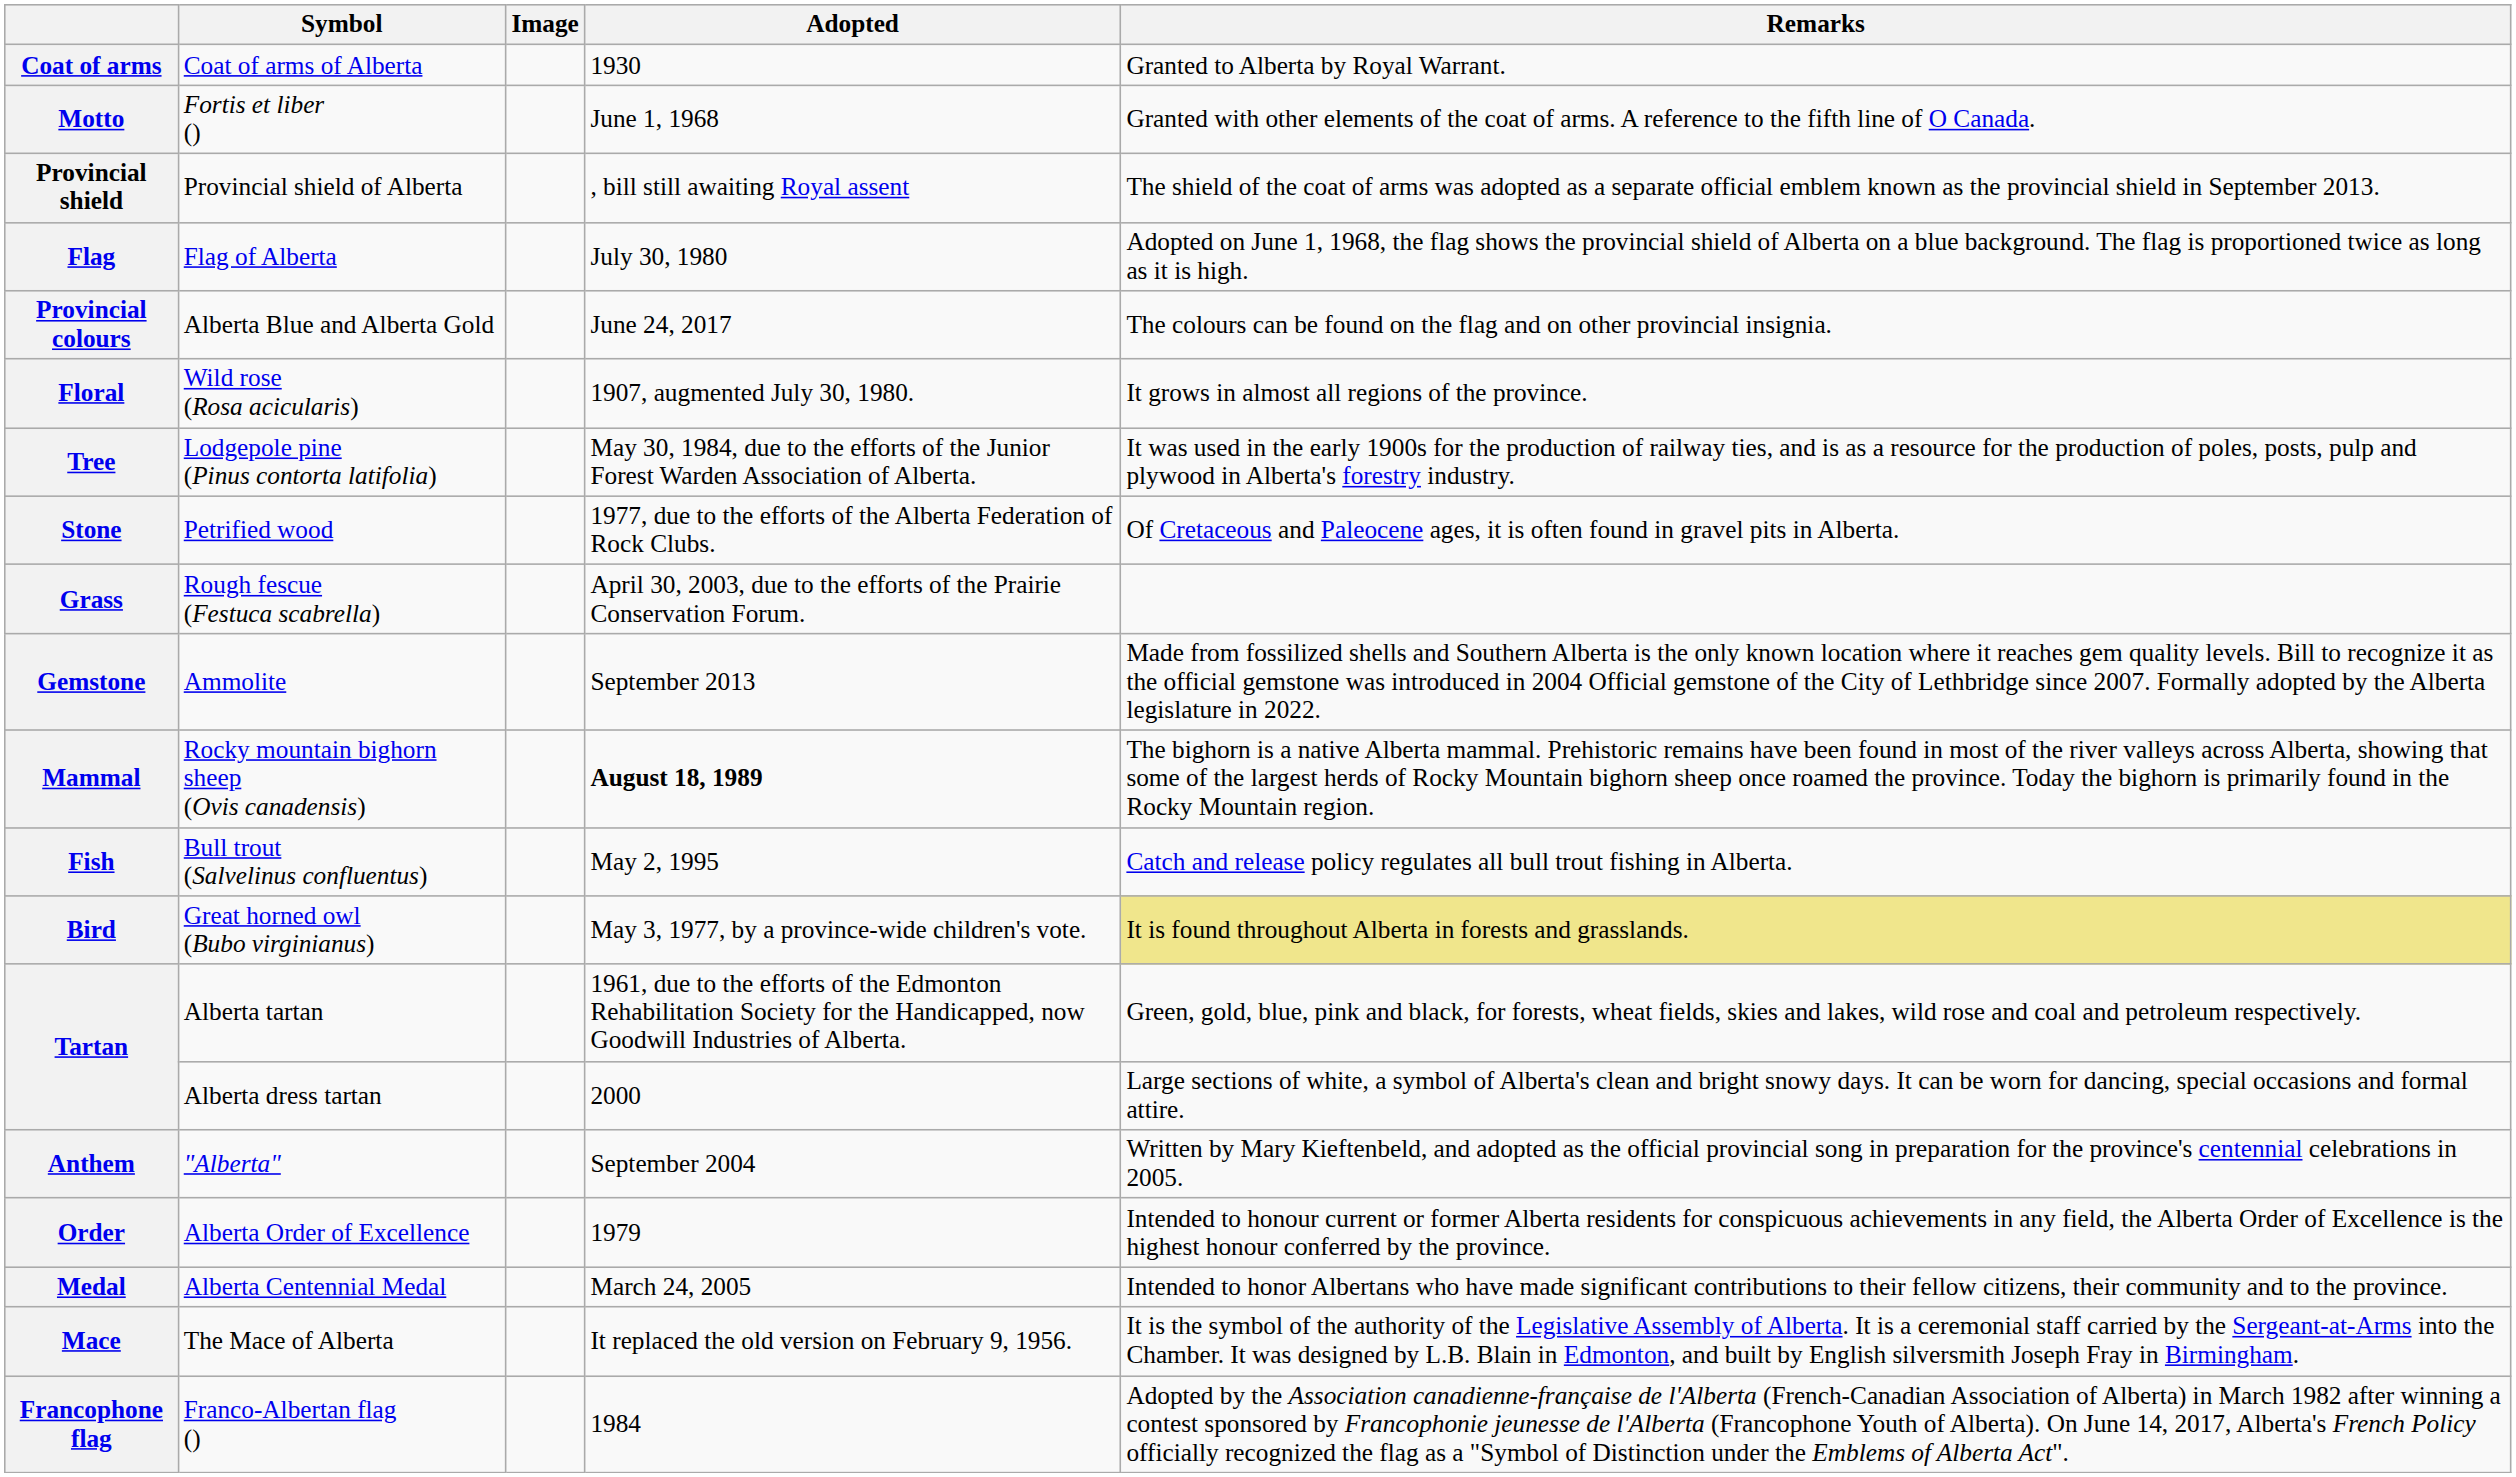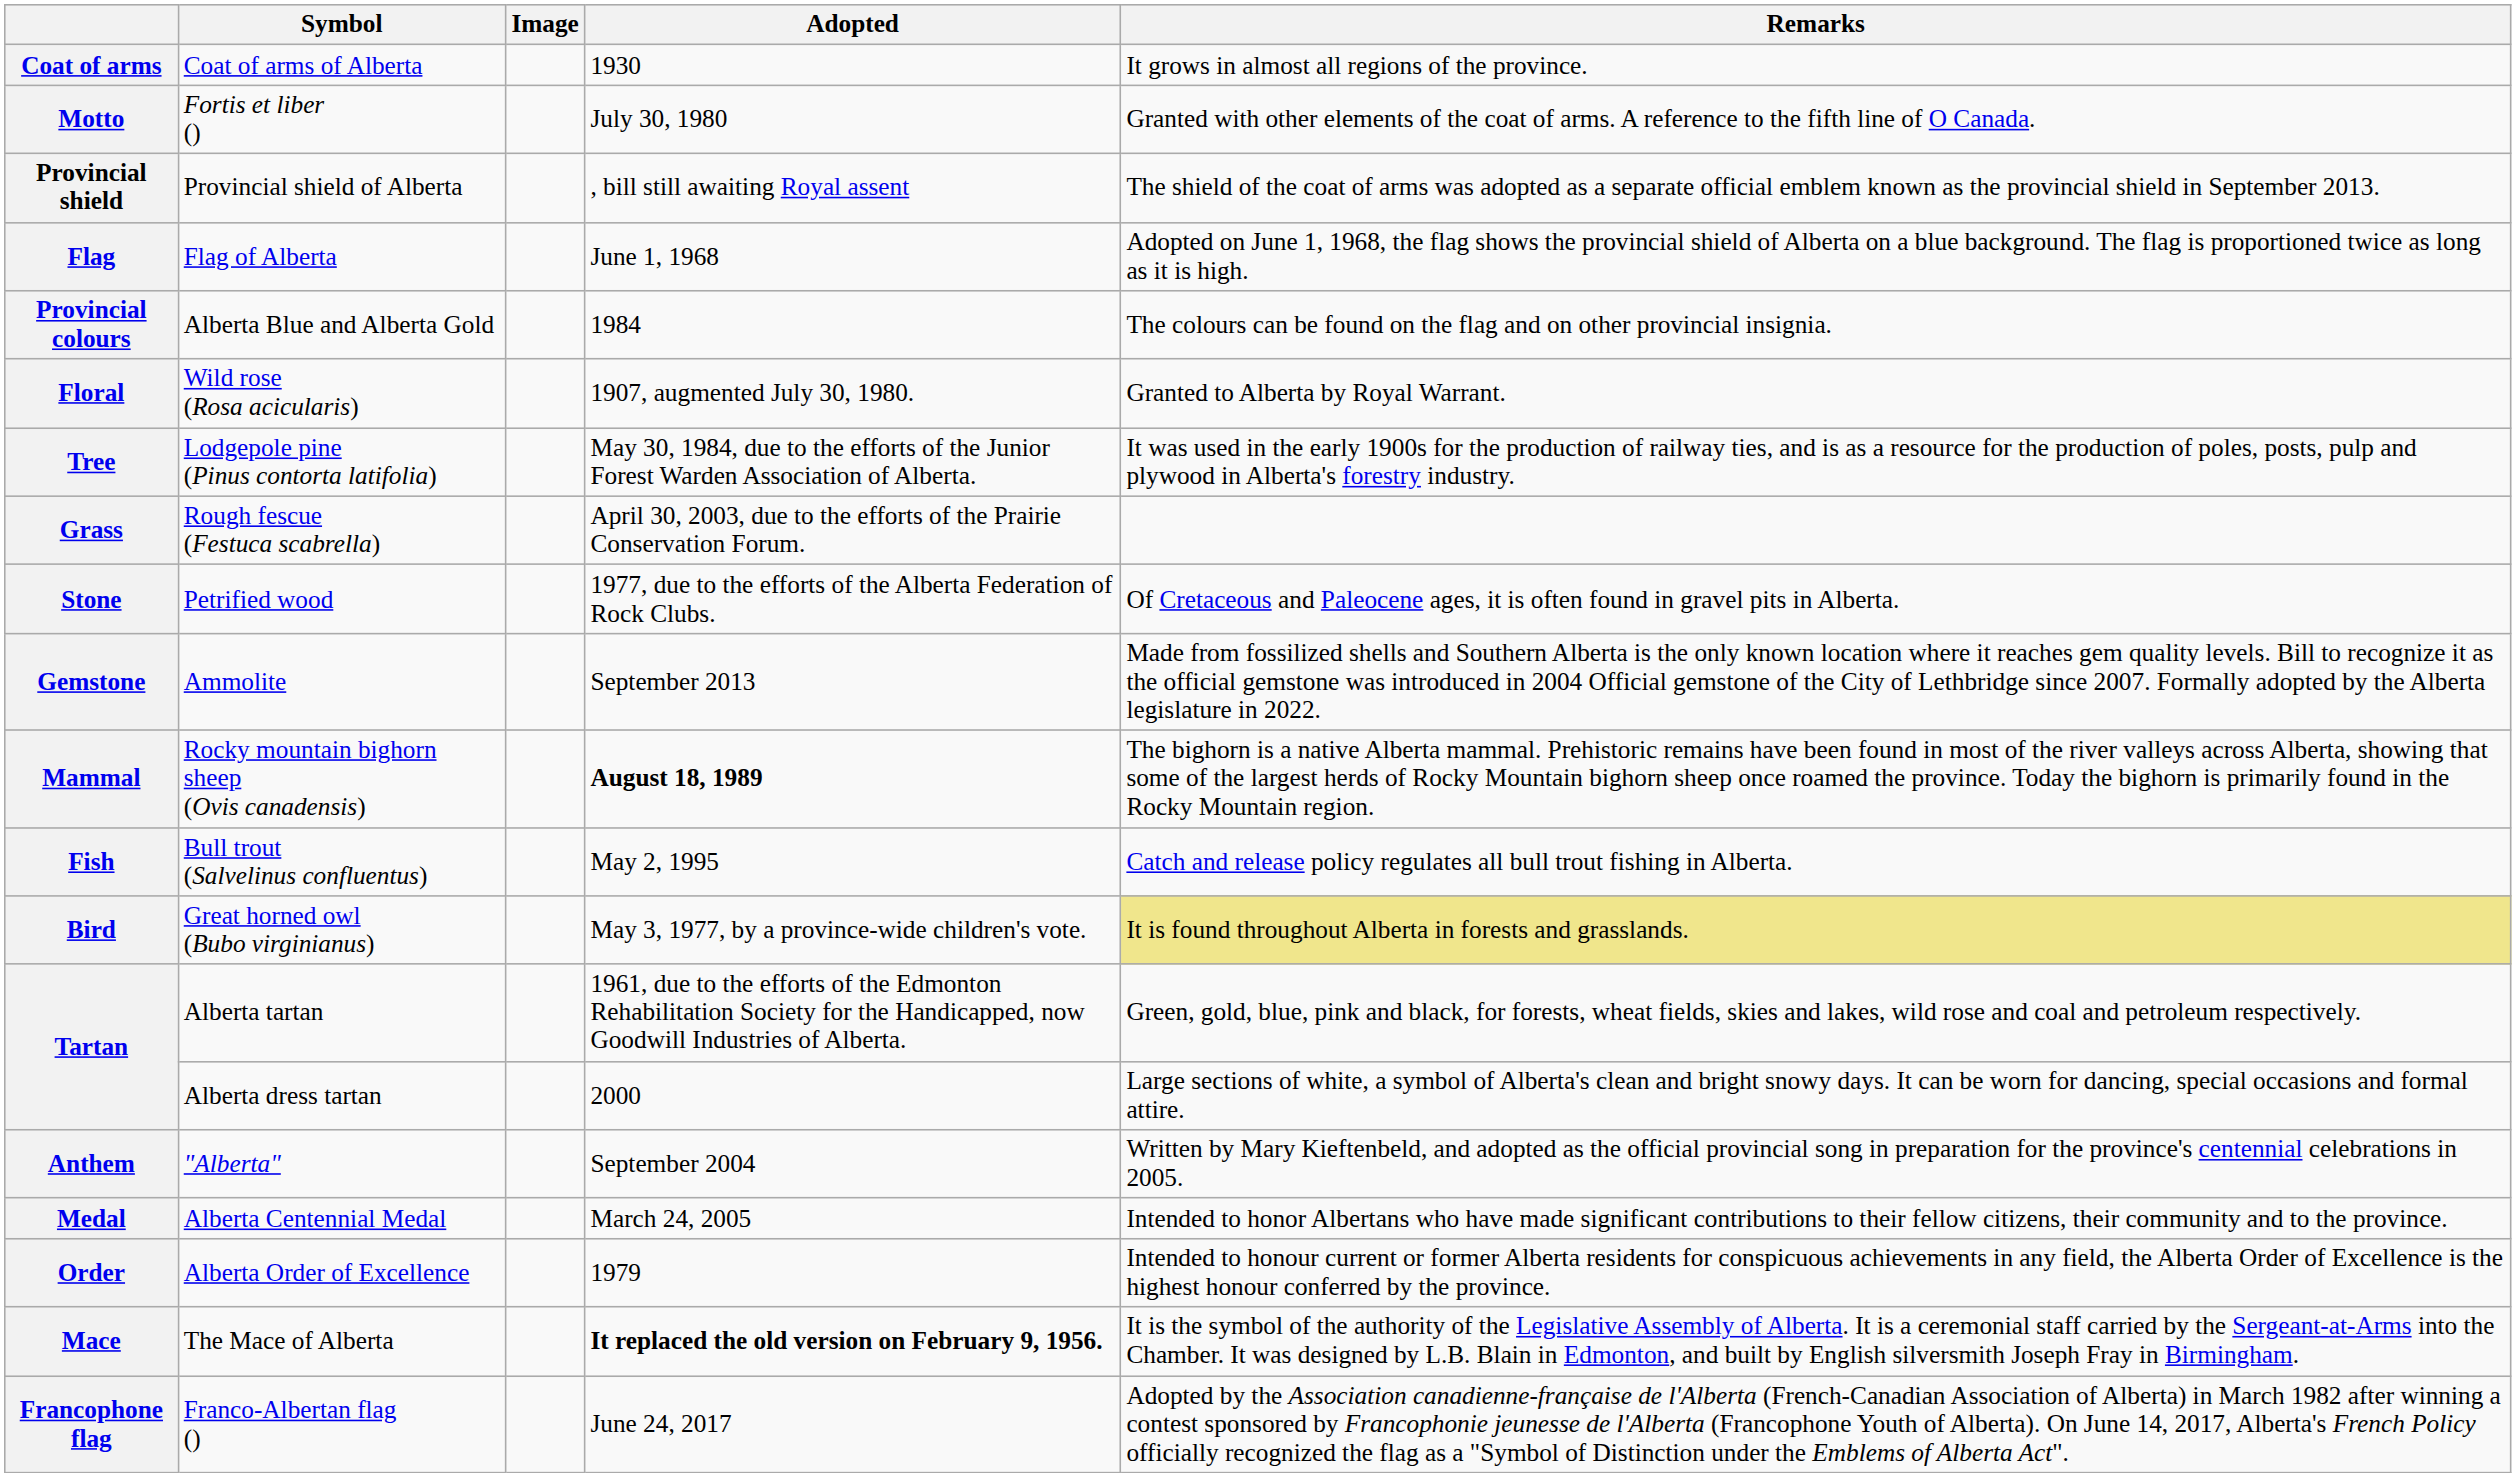(1316, 64) Granted to Alberta by Royal Warrant. -> (1357, 64) It grows in almost all regions of the province.
(655, 118) June 1, 1968 -> (659, 118) July 30, 1980
(659, 256) July 30, 1980 -> (655, 256) June 1, 1968
(661, 324) June 24, 2017 -> (616, 324) 1984
(1357, 393) It grows in almost all regions of the province. -> (1316, 393) Granted to Alberta by Royal Warrant.
rows swapped: (91, 598) <-> (91, 530)
rows swapped: (91, 1232) <-> (91, 1286)
(831, 1340) normal -> (847, 1340) bold
(616, 1423) 1984 -> (661, 1423) June 24, 2017
